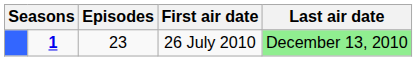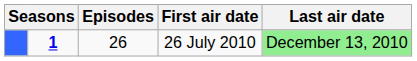(118, 42) 23 -> (118, 42) 26
